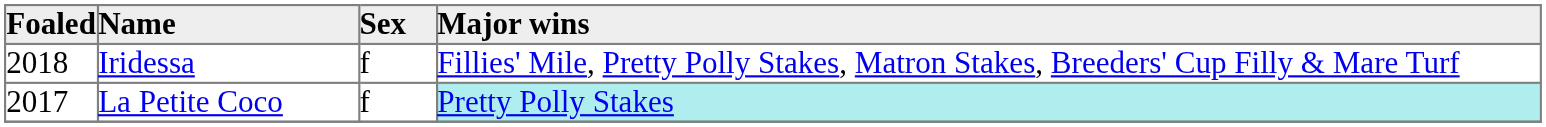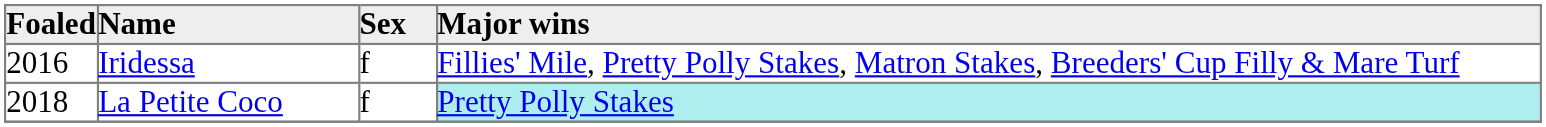(37, 62) 2018 -> (37, 62) 2016
(37, 101) 2017 -> (37, 101) 2018
